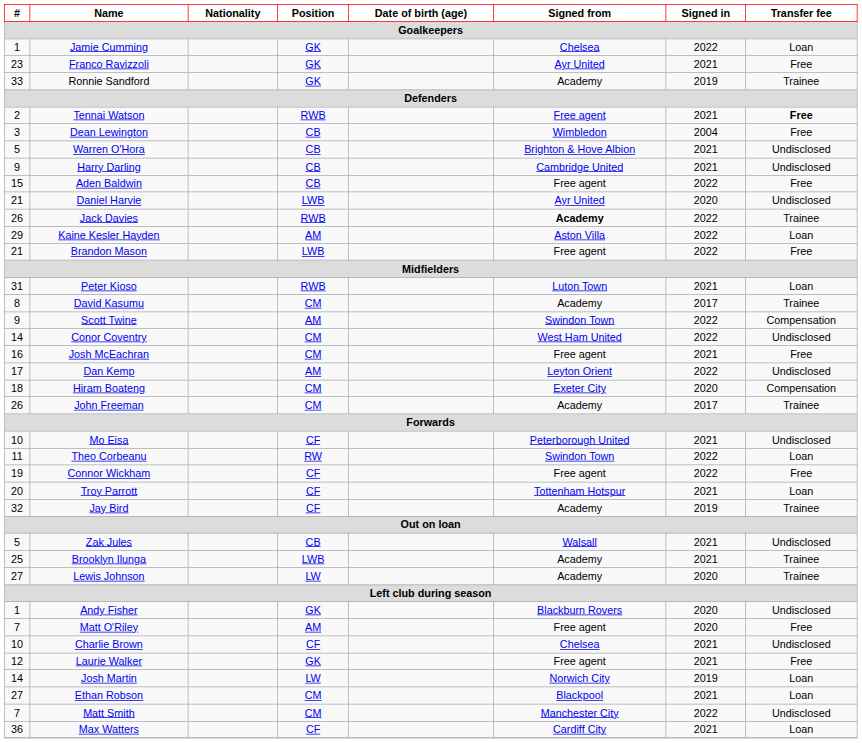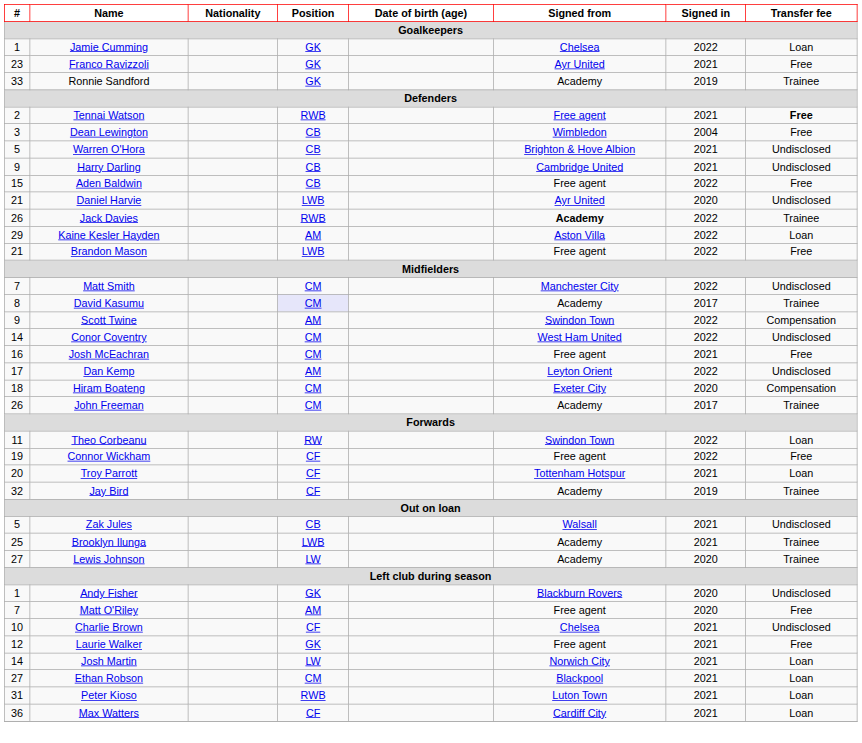rows swapped: (109, 713) <-> (109, 286)
(313, 303) no background -> (313, 303) lavender background
- row: (109, 440)
(706, 679) 2019 -> (706, 662) 2021
